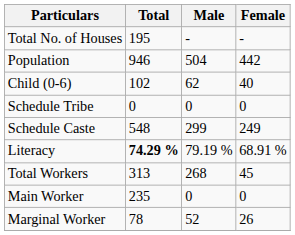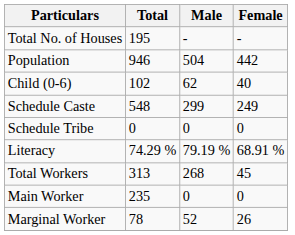rows swapped: (51, 128) <-> (51, 106)
(154, 151) bold -> (153, 151) normal
